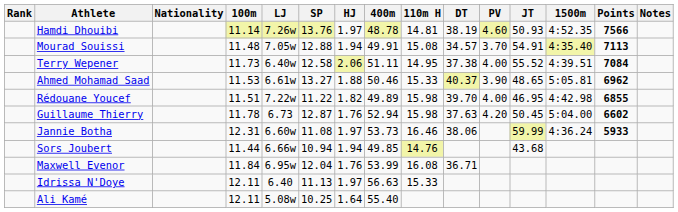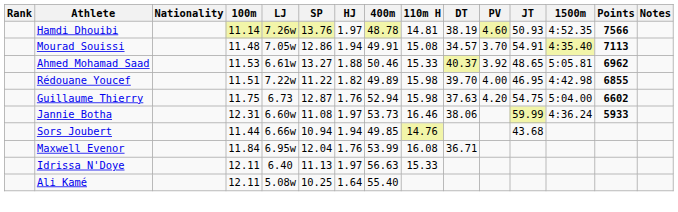(317, 47) 12.88 -> (317, 47) 12.86
- row: (78, 64)
(495, 81) 3.90 -> (495, 64) 3.92
(244, 115) 11.78 -> (244, 98) 11.75
(528, 115) 50.45 -> (528, 98) 54.75
